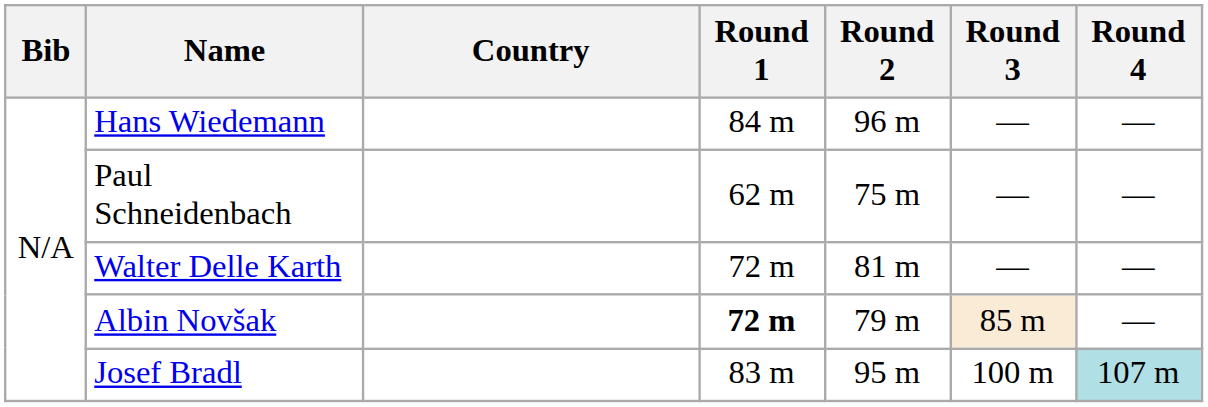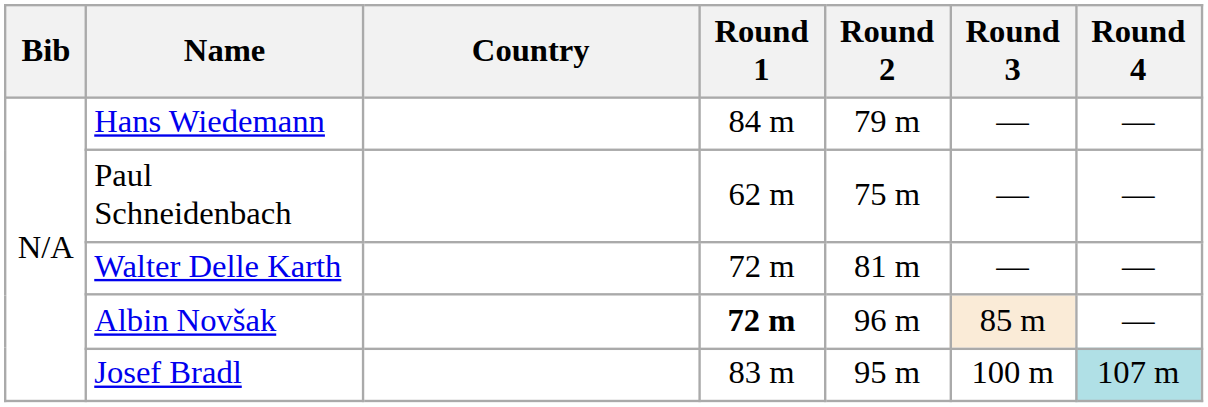(887, 122) 96 m -> (887, 122) 79 m
(887, 320) 79 m -> (887, 320) 96 m
